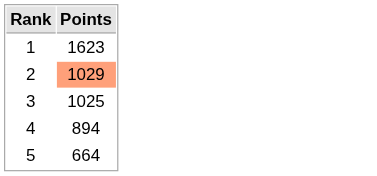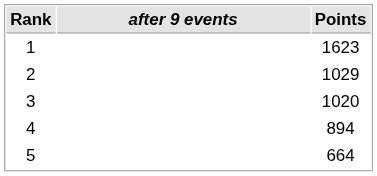+ column: (183, 19)
(86, 75) lightsalmon background -> (341, 75) no background
(86, 102) 1025 -> (341, 102) 1020
